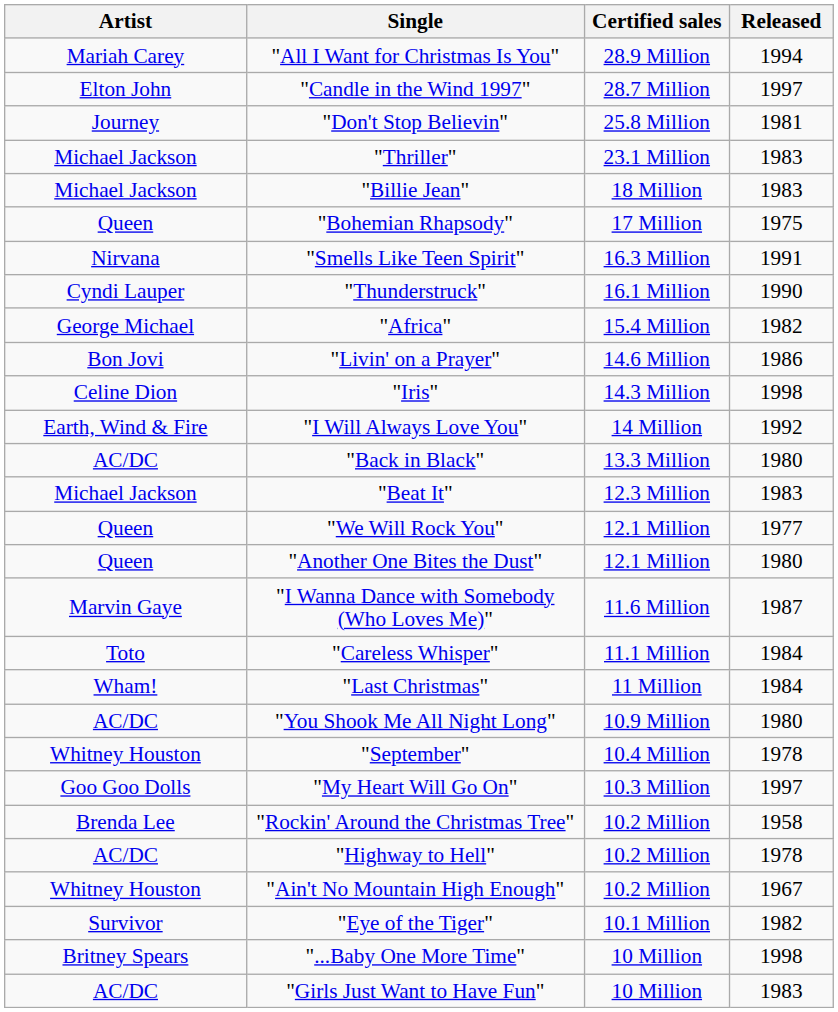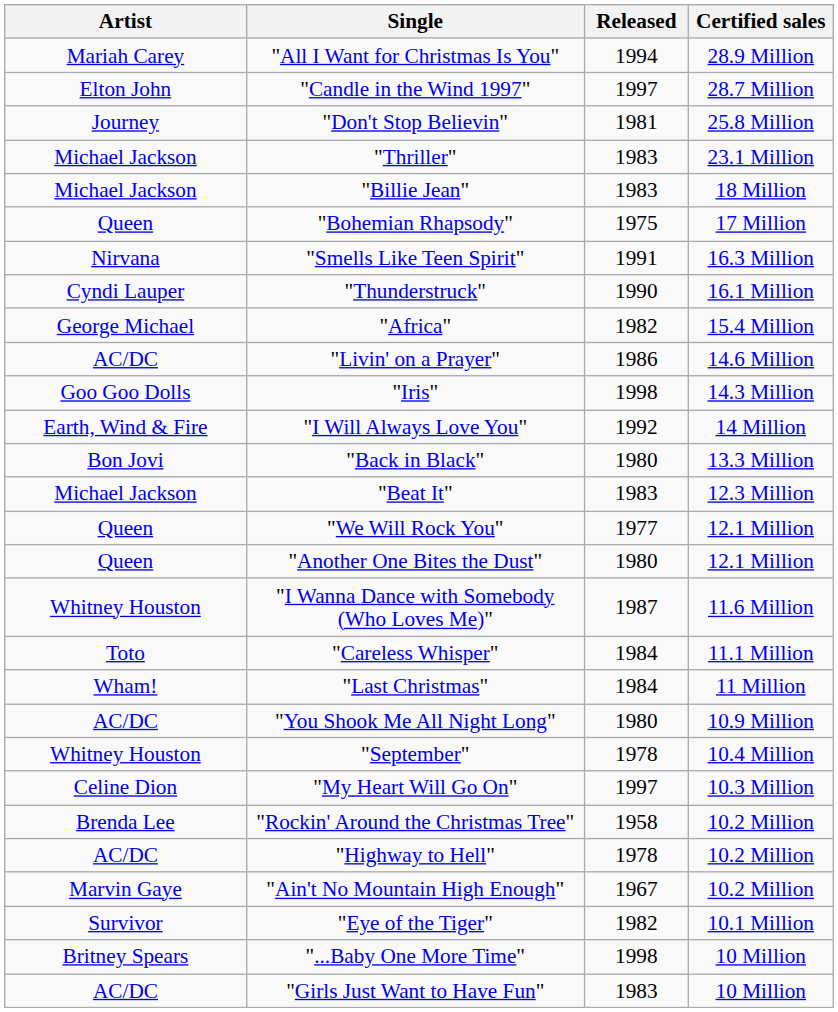columns swapped: (781, 21) <-> (657, 21)
(125, 358) Bon Jovi -> (125, 358) AC/DC
(125, 392) Celine Dion -> (125, 392) Goo Goo Dolls
(125, 460) AC/DC -> (125, 460) Bon Jovi
(125, 607) Marvin Gaye -> (125, 607) Whitney Houston
(125, 787) Goo Goo Dolls -> (125, 787) Celine Dion
(125, 889) Whitney Houston -> (125, 889) Marvin Gaye
